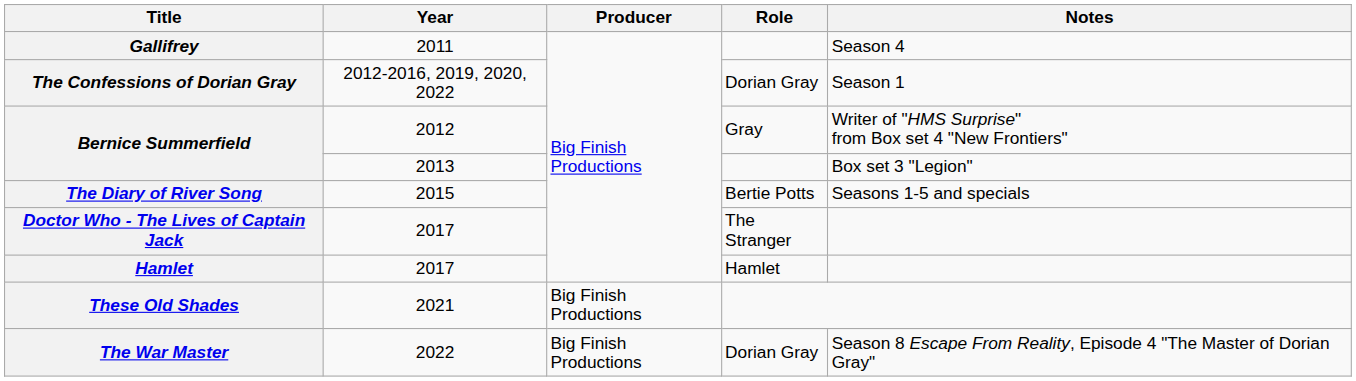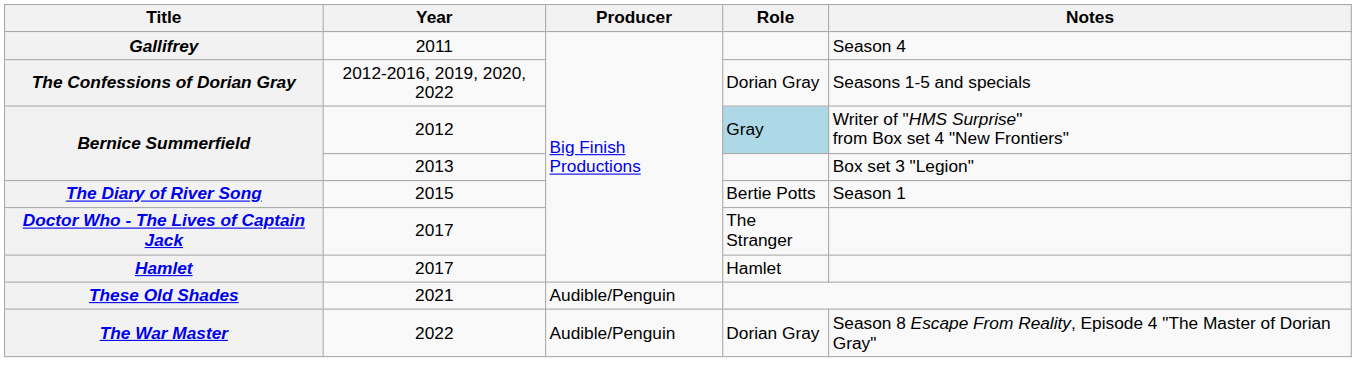(868, 82) Season 1 -> (932, 82) Seasons 1-5 and specials
(744, 129) no background -> (745, 129) lightblue background
(931, 194) Seasons 1-5 and specials -> (869, 194) Season 1
(596, 305) Big Finish Productions -> (612, 295) Audible/Penguin
(596, 352) Big Finish Productions -> (612, 332) Audible/Penguin
